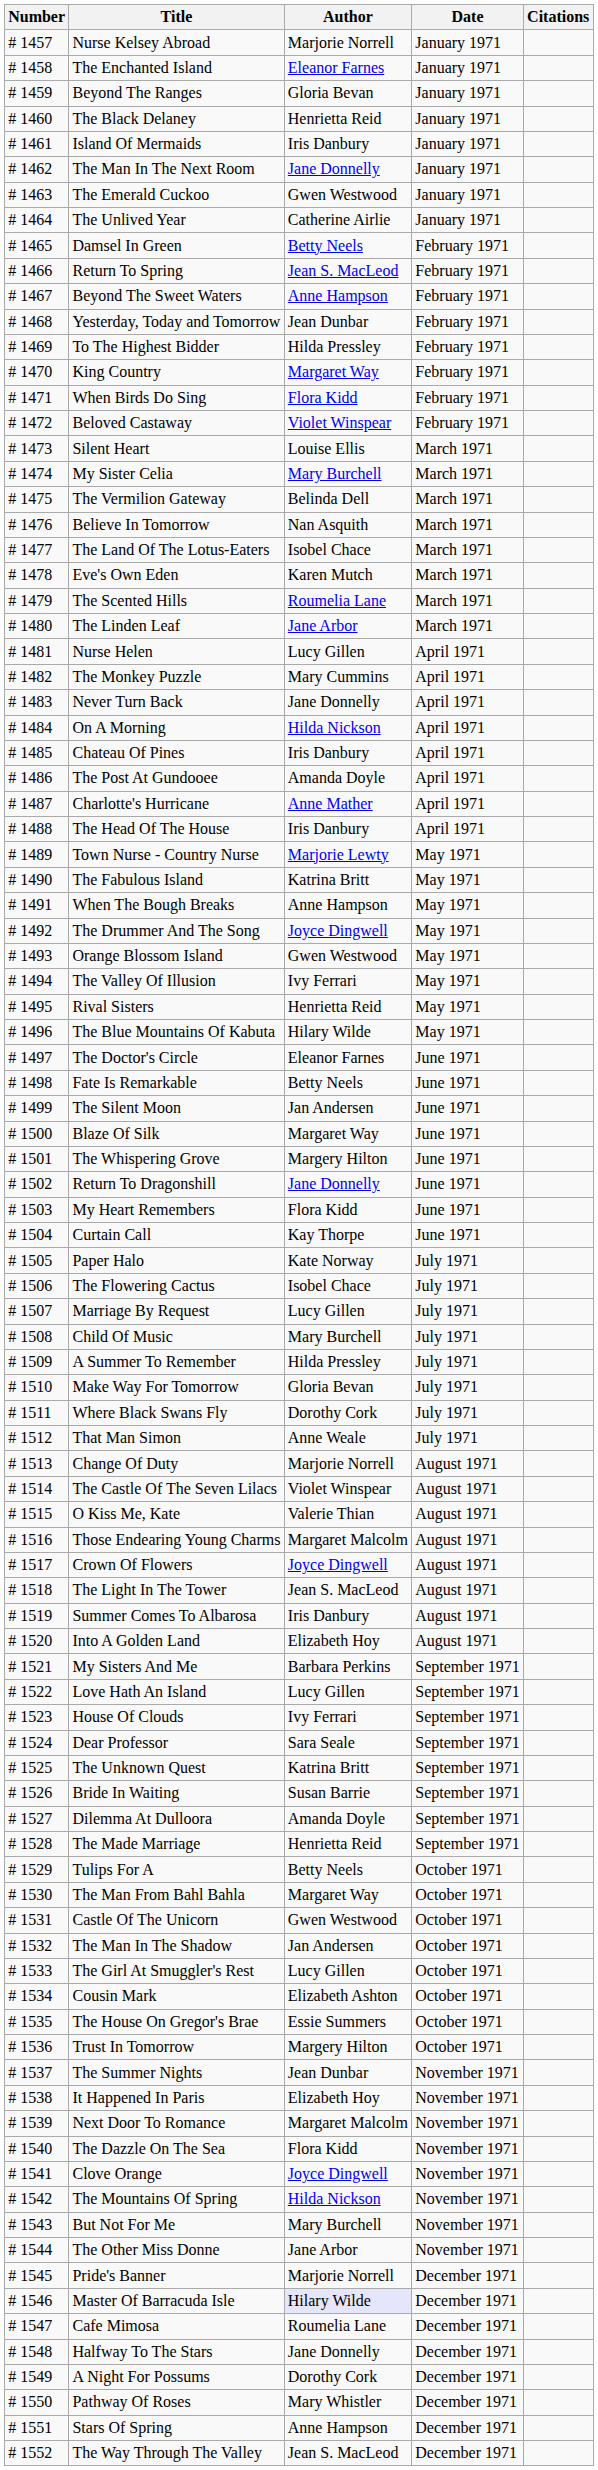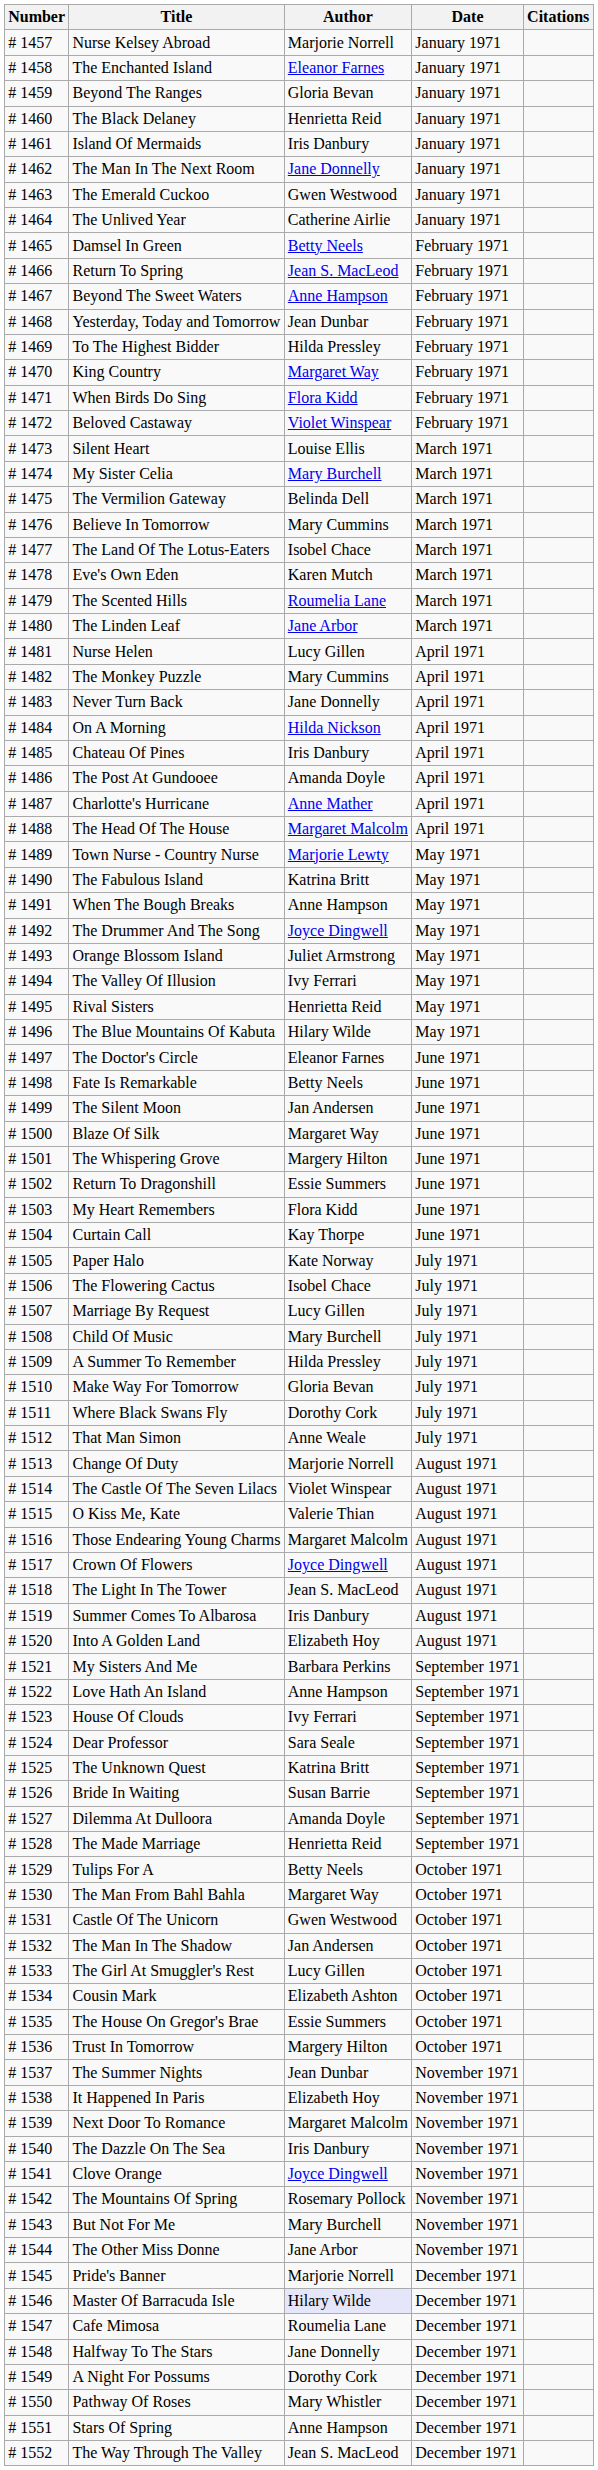(328, 524) Nan Asquith -> (338, 524) Mary Cummins
(328, 829) Iris Danbury -> (348, 829) Margaret Malcolm
(342, 956) Gwen Westwood -> (341, 956) Juliet Armstrong
(334, 1184) Jane Donnelly -> (337, 1184) Essie Summers
(326, 1691) Lucy Gillen -> (338, 1691) Anne Hampson
(323, 2148) Flora Kidd -> (328, 2148) Iris Danbury
(334, 2199) Hilda Nickson -> (347, 2199) Rosemary Pollock
